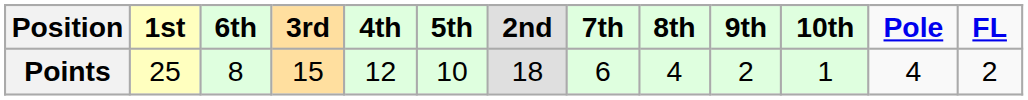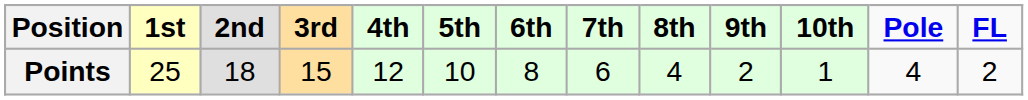columns swapped: (527, 27) <-> (236, 27)
